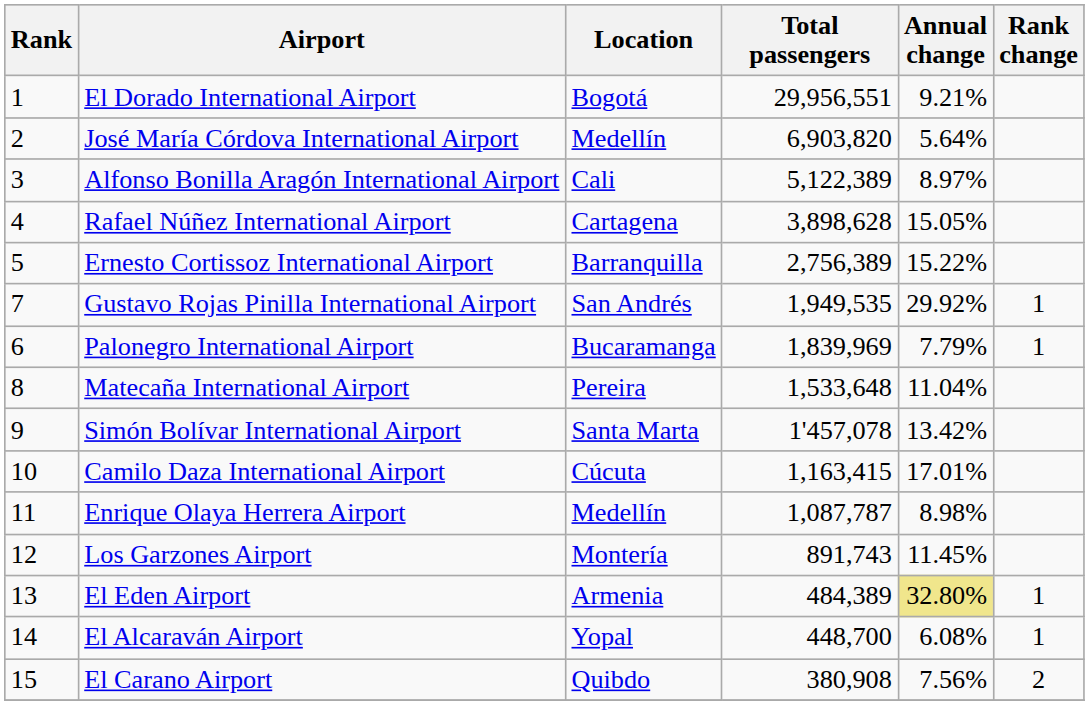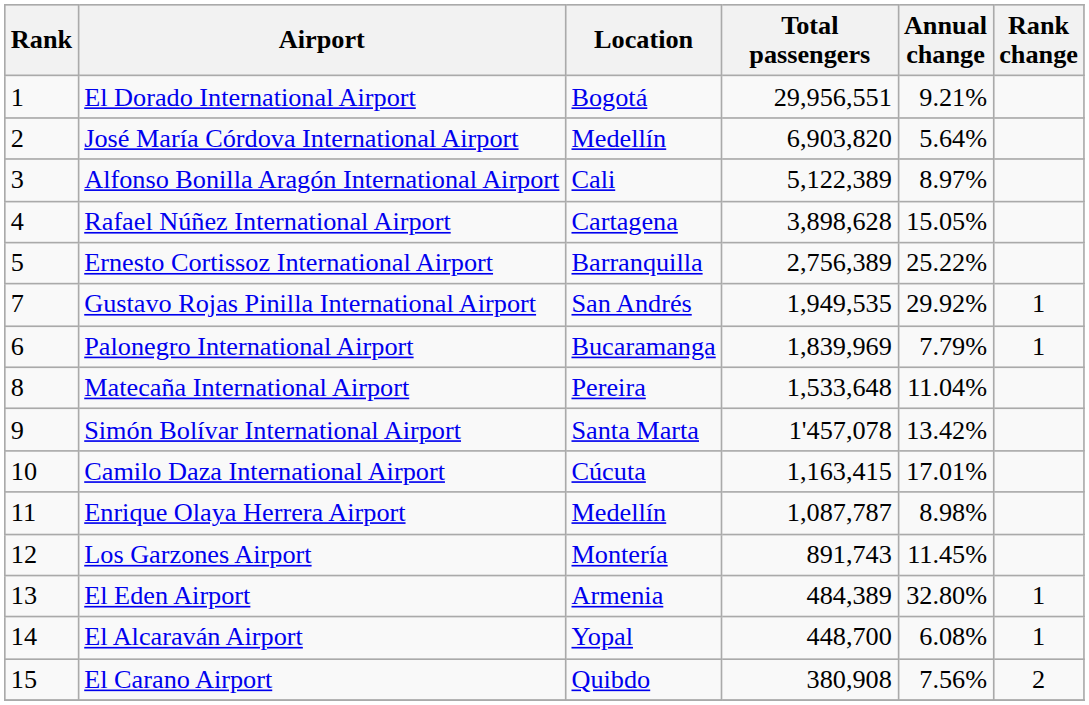(947, 262) 15.22% -> (947, 262) 25.22%
(947, 595) khaki background -> (947, 595) no background
